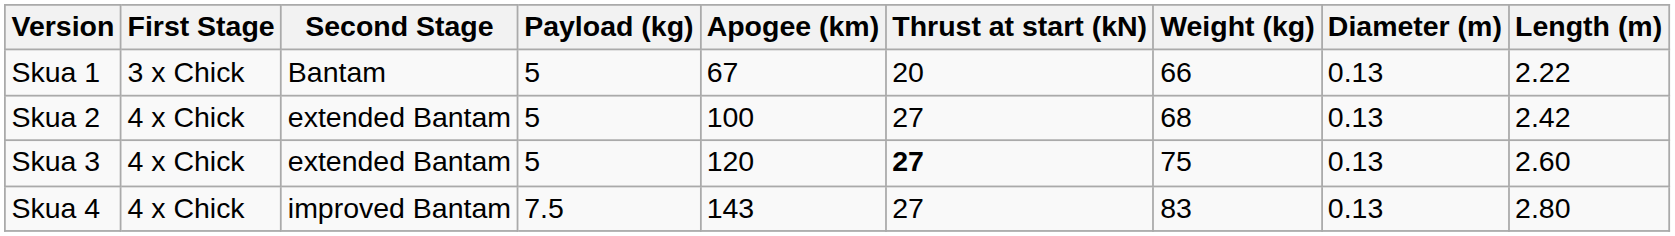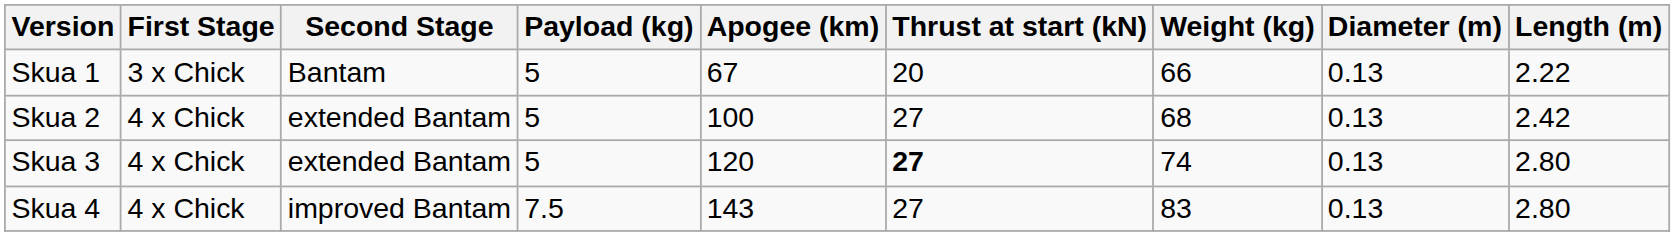(1176, 162) 75 -> (1176, 162) 74
(1543, 162) 2.60 -> (1543, 162) 2.80
